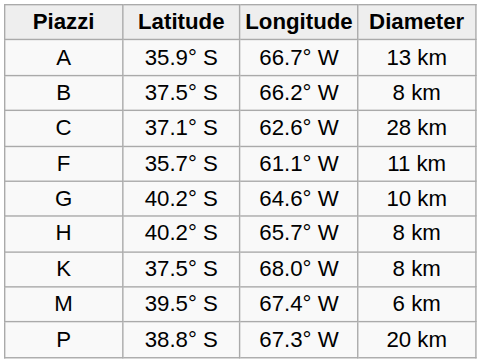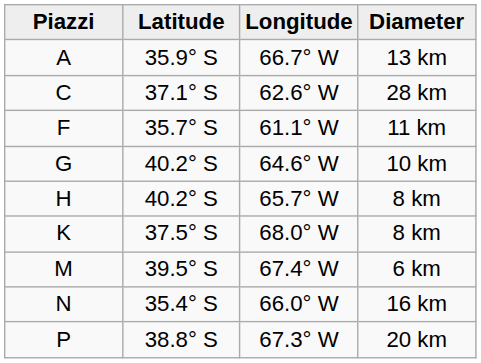- row: (64, 92)
+ row: (64, 304)
